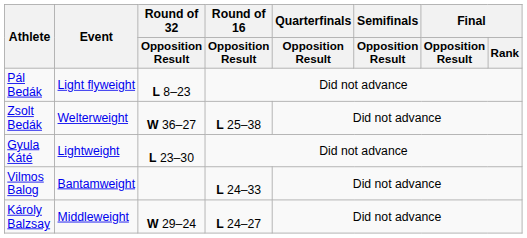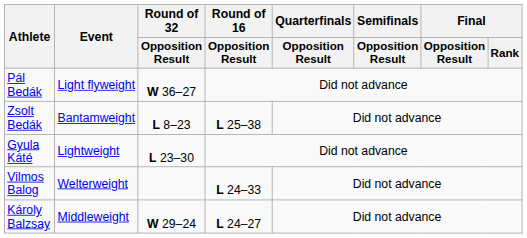(172, 92) L 8–23 -> (172, 92) W 36–27
(93, 118) Welterweight -> (96, 118) Bantamweight
(172, 125) W 36–27 -> (172, 125) L 8–23
(96, 184) Bantamweight -> (93, 184) Welterweight
